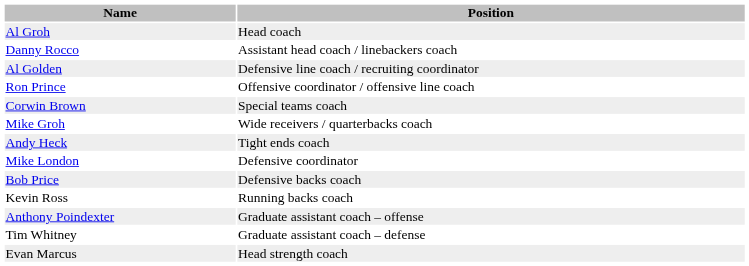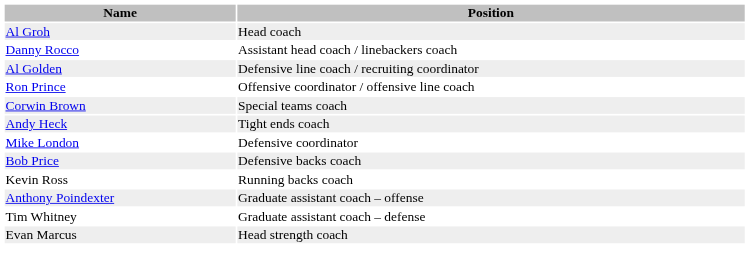- row: (35, 124)
